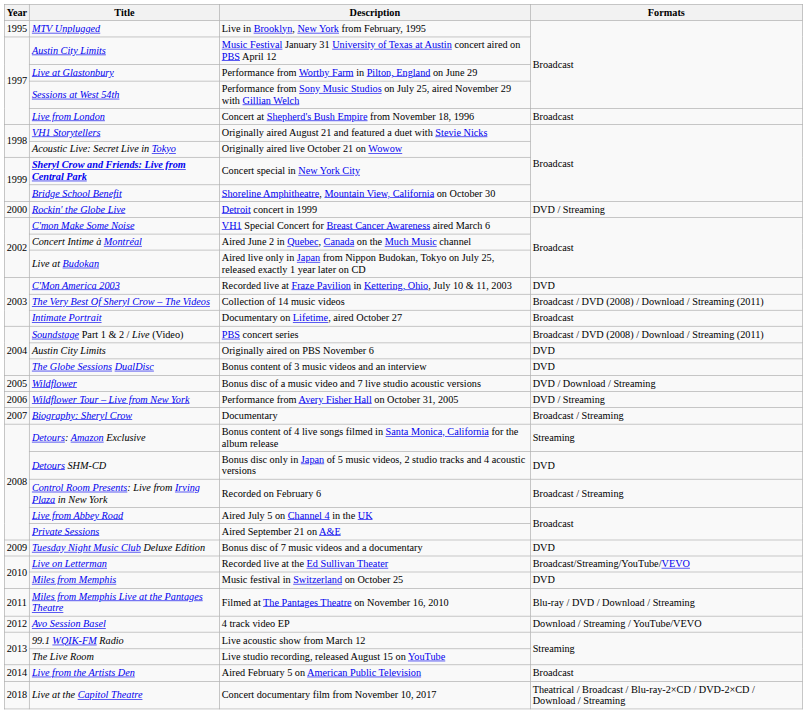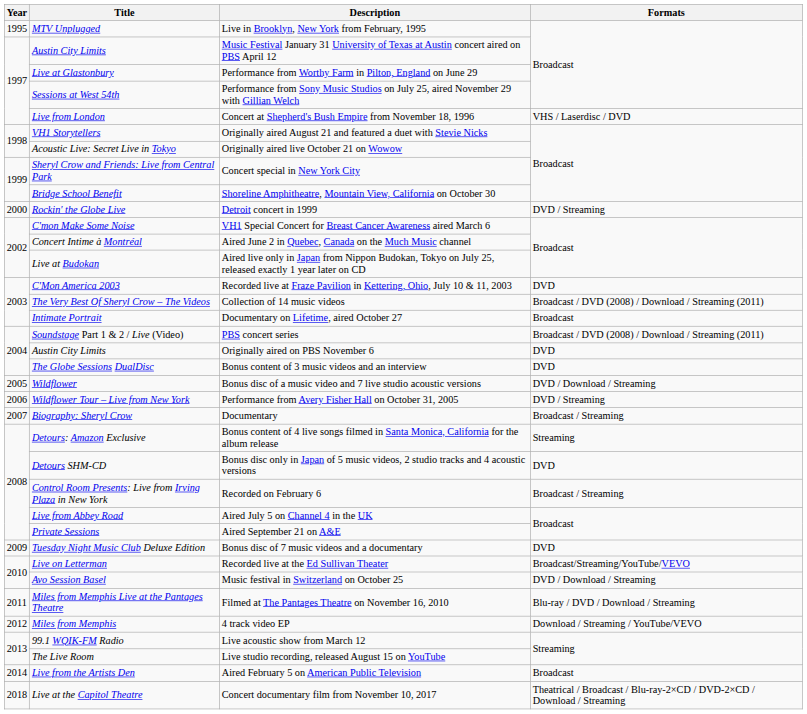(553, 116) Broadcast -> (582, 116) VHS / Laserdisc / DVD
(109, 171) bold -> (123, 171) normal
(74, 580) Miles from Memphis -> (69, 580) Avo Session Basel
(544, 580) DVD -> (594, 580) DVD / Download / Streaming
(69, 624) Avo Session Basel -> (74, 624) Miles from Memphis
